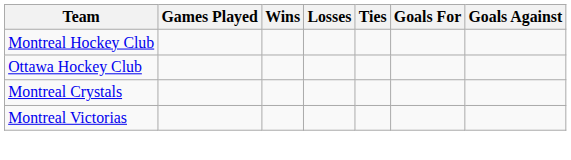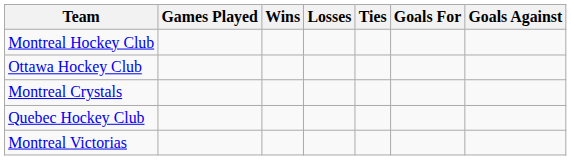+ row: (76, 117)
